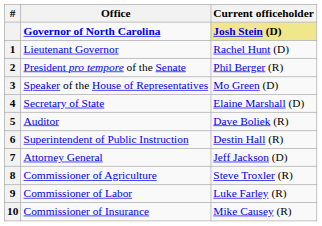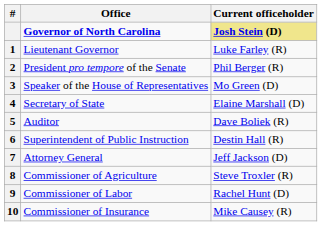(251, 49) Rachel Hunt (D) -> (250, 49) Luke Farley (R)
(250, 193) Luke Farley (R) -> (251, 193) Rachel Hunt (D)
